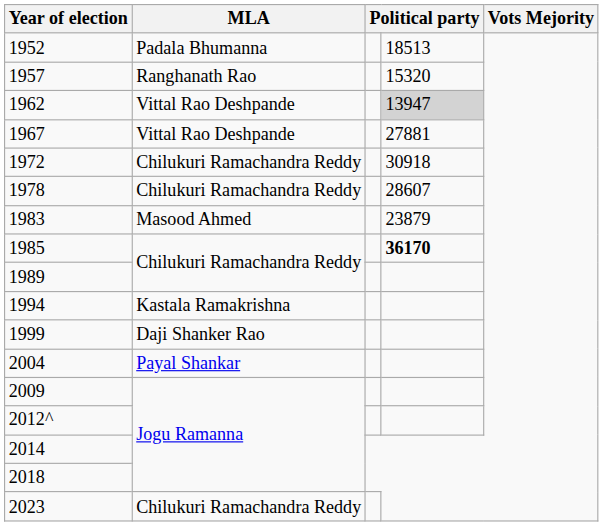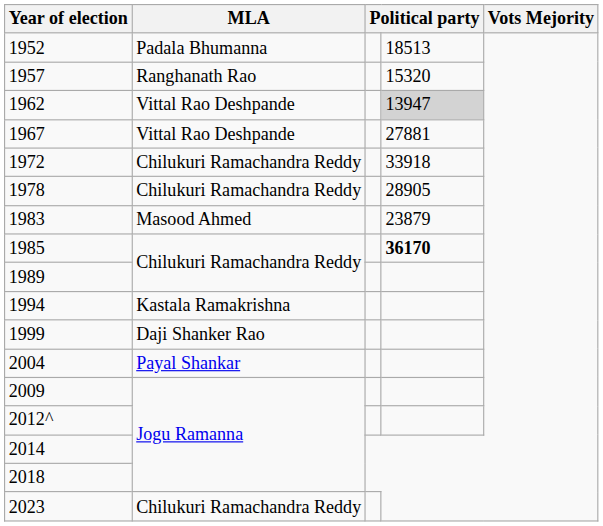(408, 162) 30918 -> (408, 162) 33918
(408, 190) 28607 -> (408, 190) 28905
